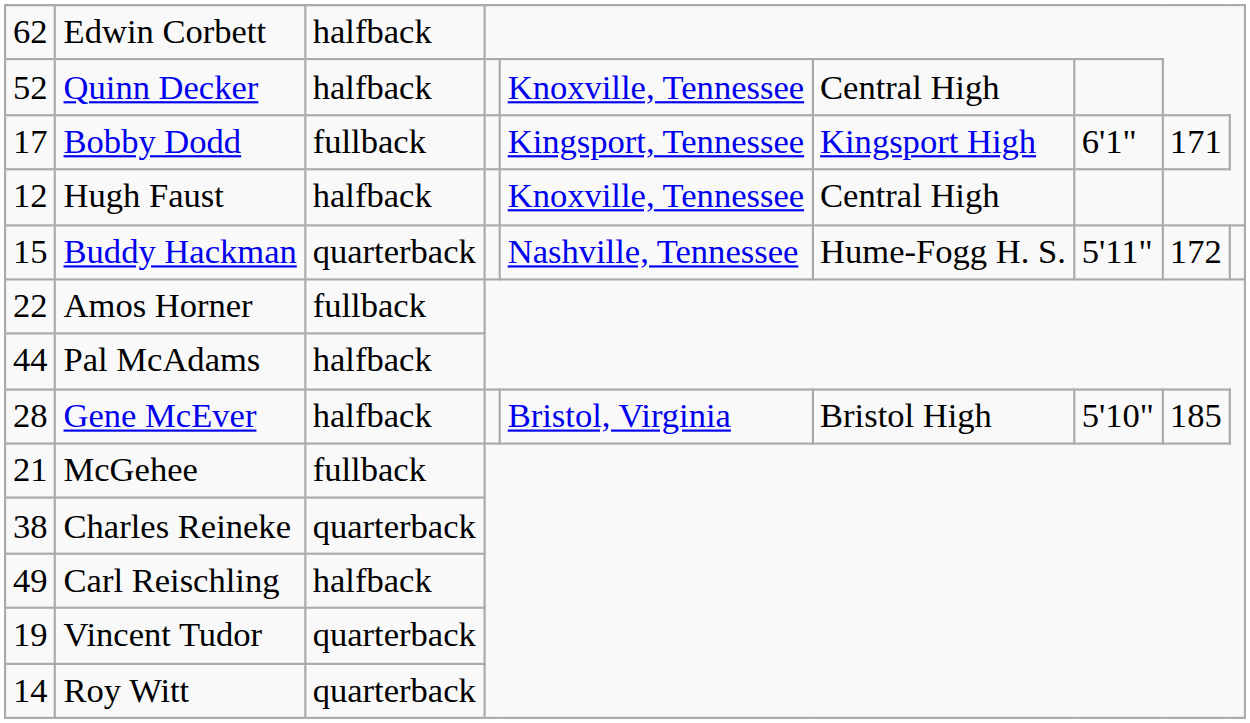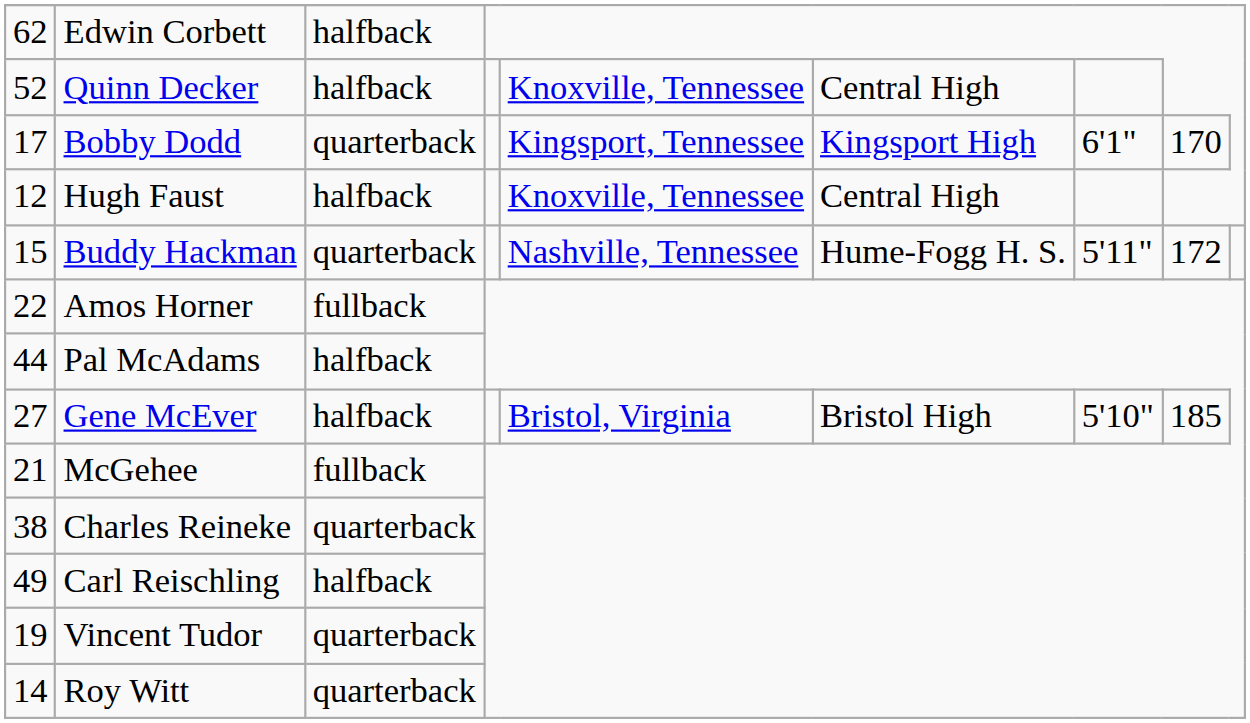(369, 141) fullback -> (394, 141) quarterback
(1196, 141) 171 -> (1196, 141) 170
(30, 415) 28 -> (30, 415) 27
